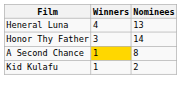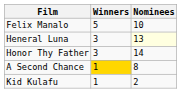+ row: (37, 25)
(96, 25) 4 -> (96, 39) 3
(139, 25) no background -> (139, 39) lightyellow background
